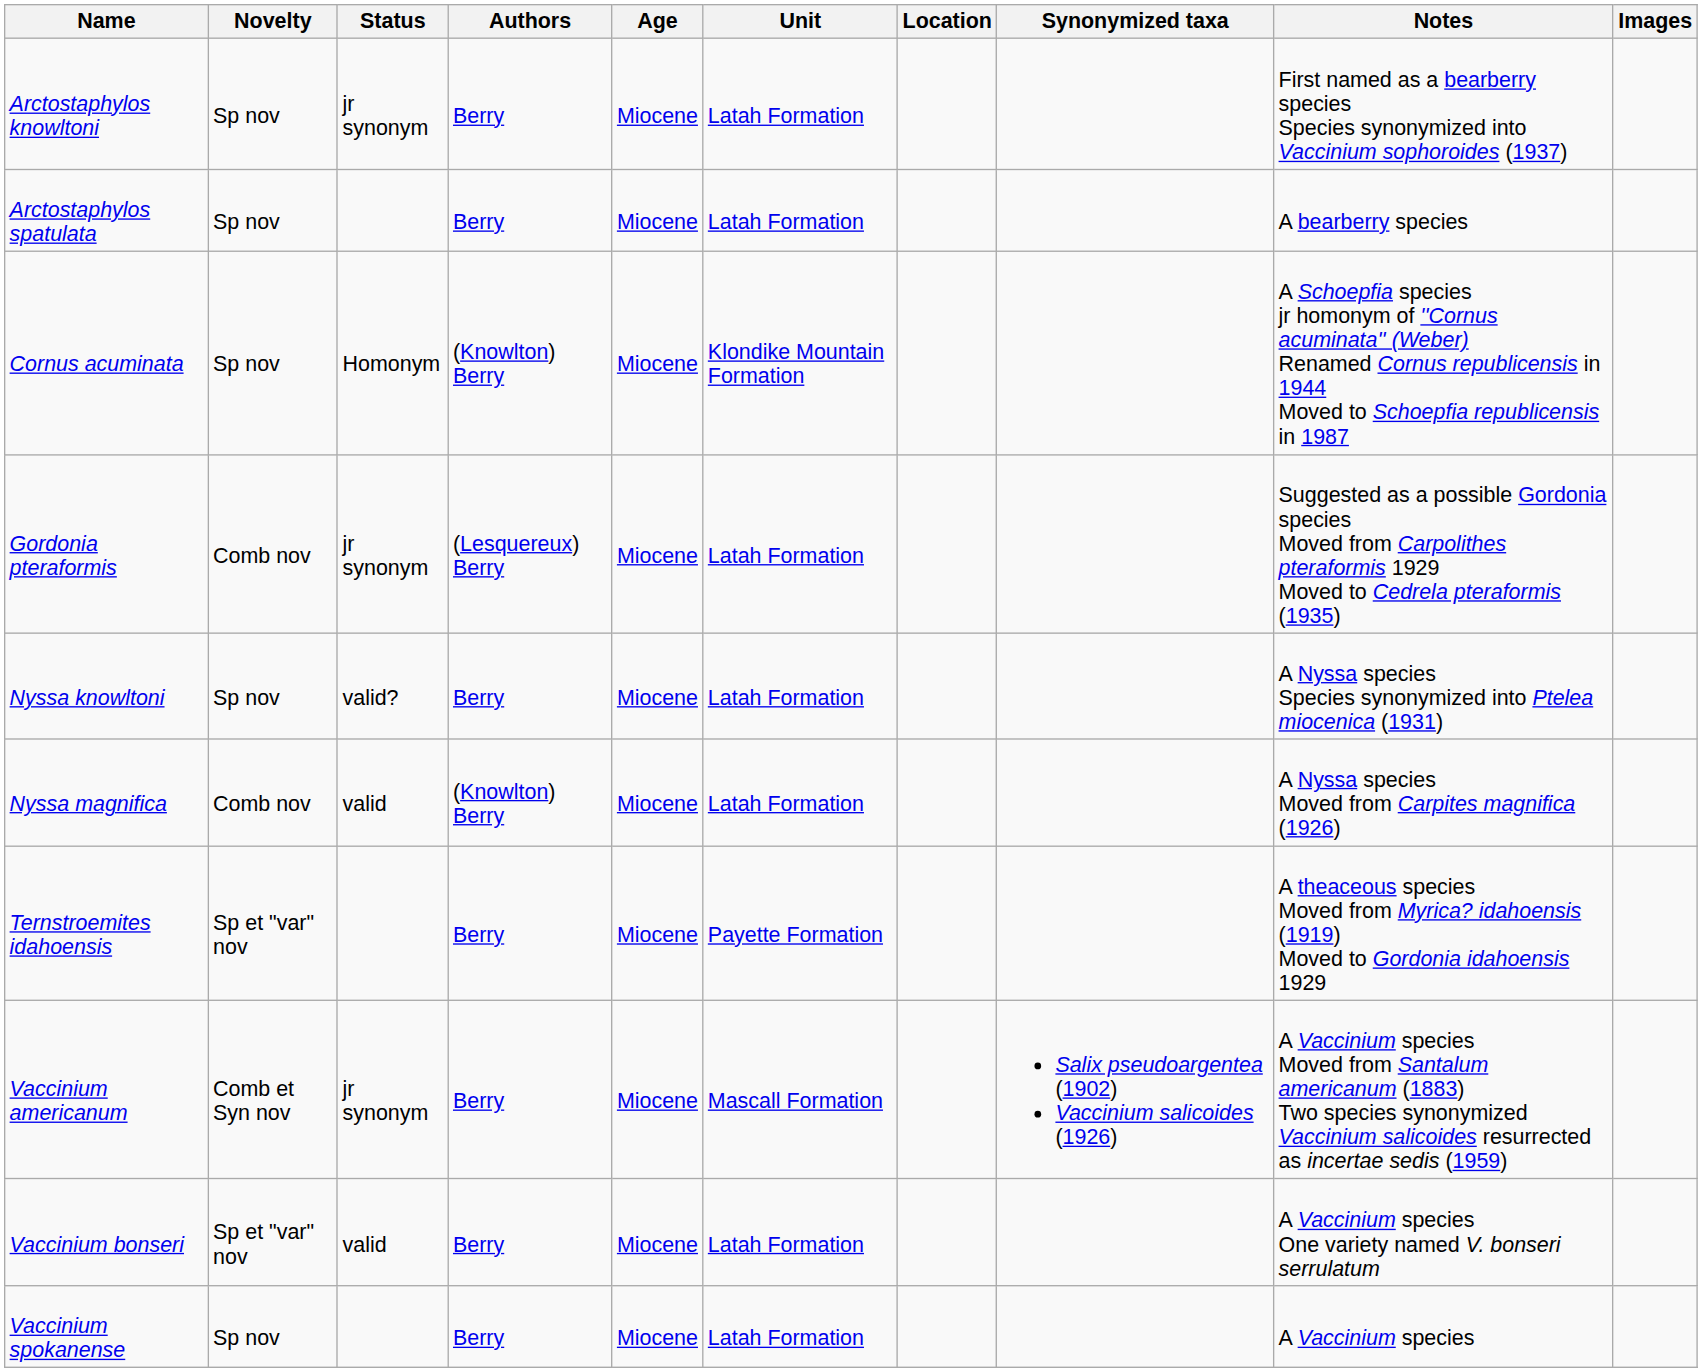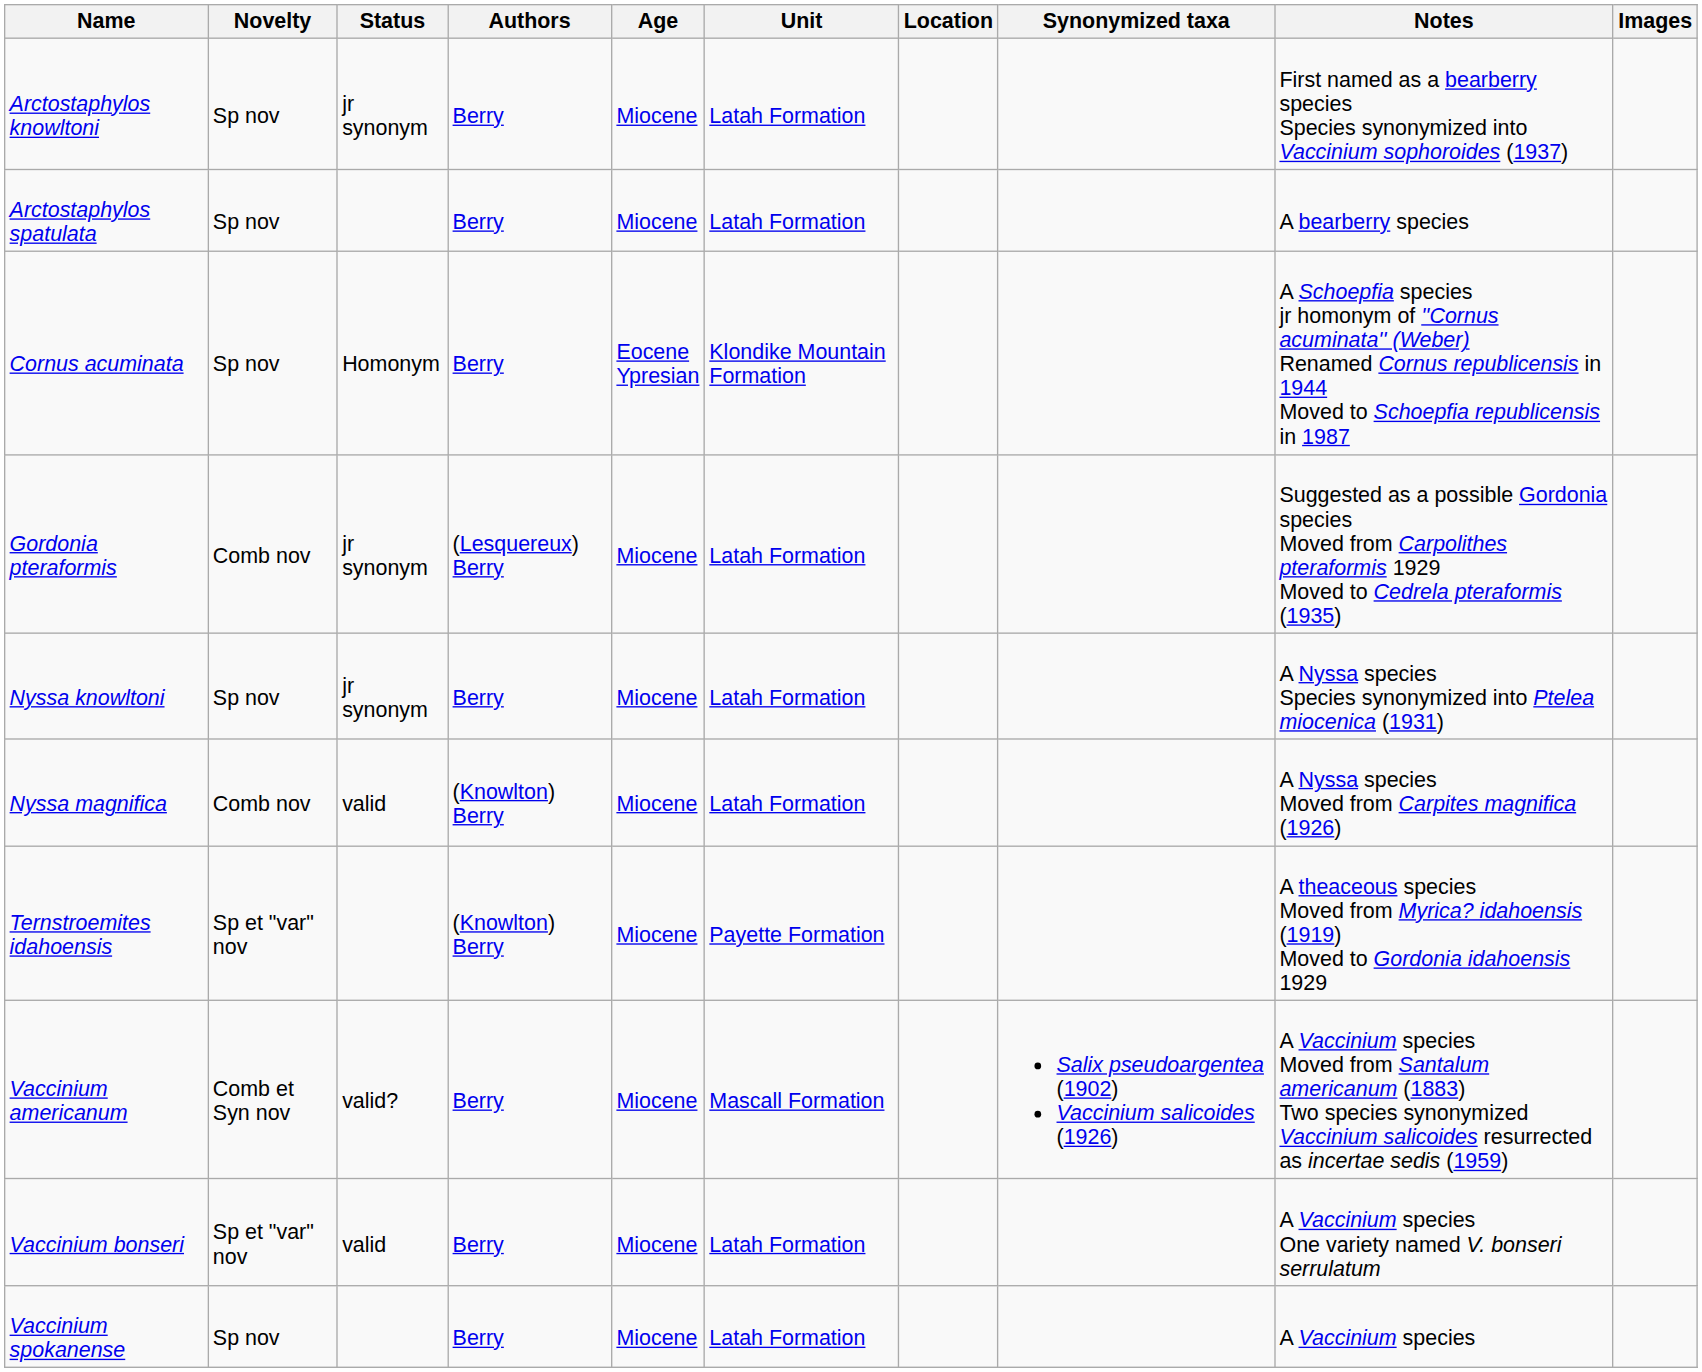(504, 364) (Knowlton) Berry -> (478, 364) Berry
(657, 364) Miocene -> (658, 364) Eocene Ypresian
(371, 698) valid? -> (385, 698) jr synonym
(479, 934) Berry -> (504, 934) (Knowlton) Berry
(385, 1101) jr synonym -> (370, 1101) valid?
